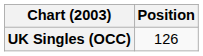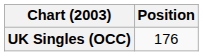(166, 39) 126 -> (166, 39) 176
